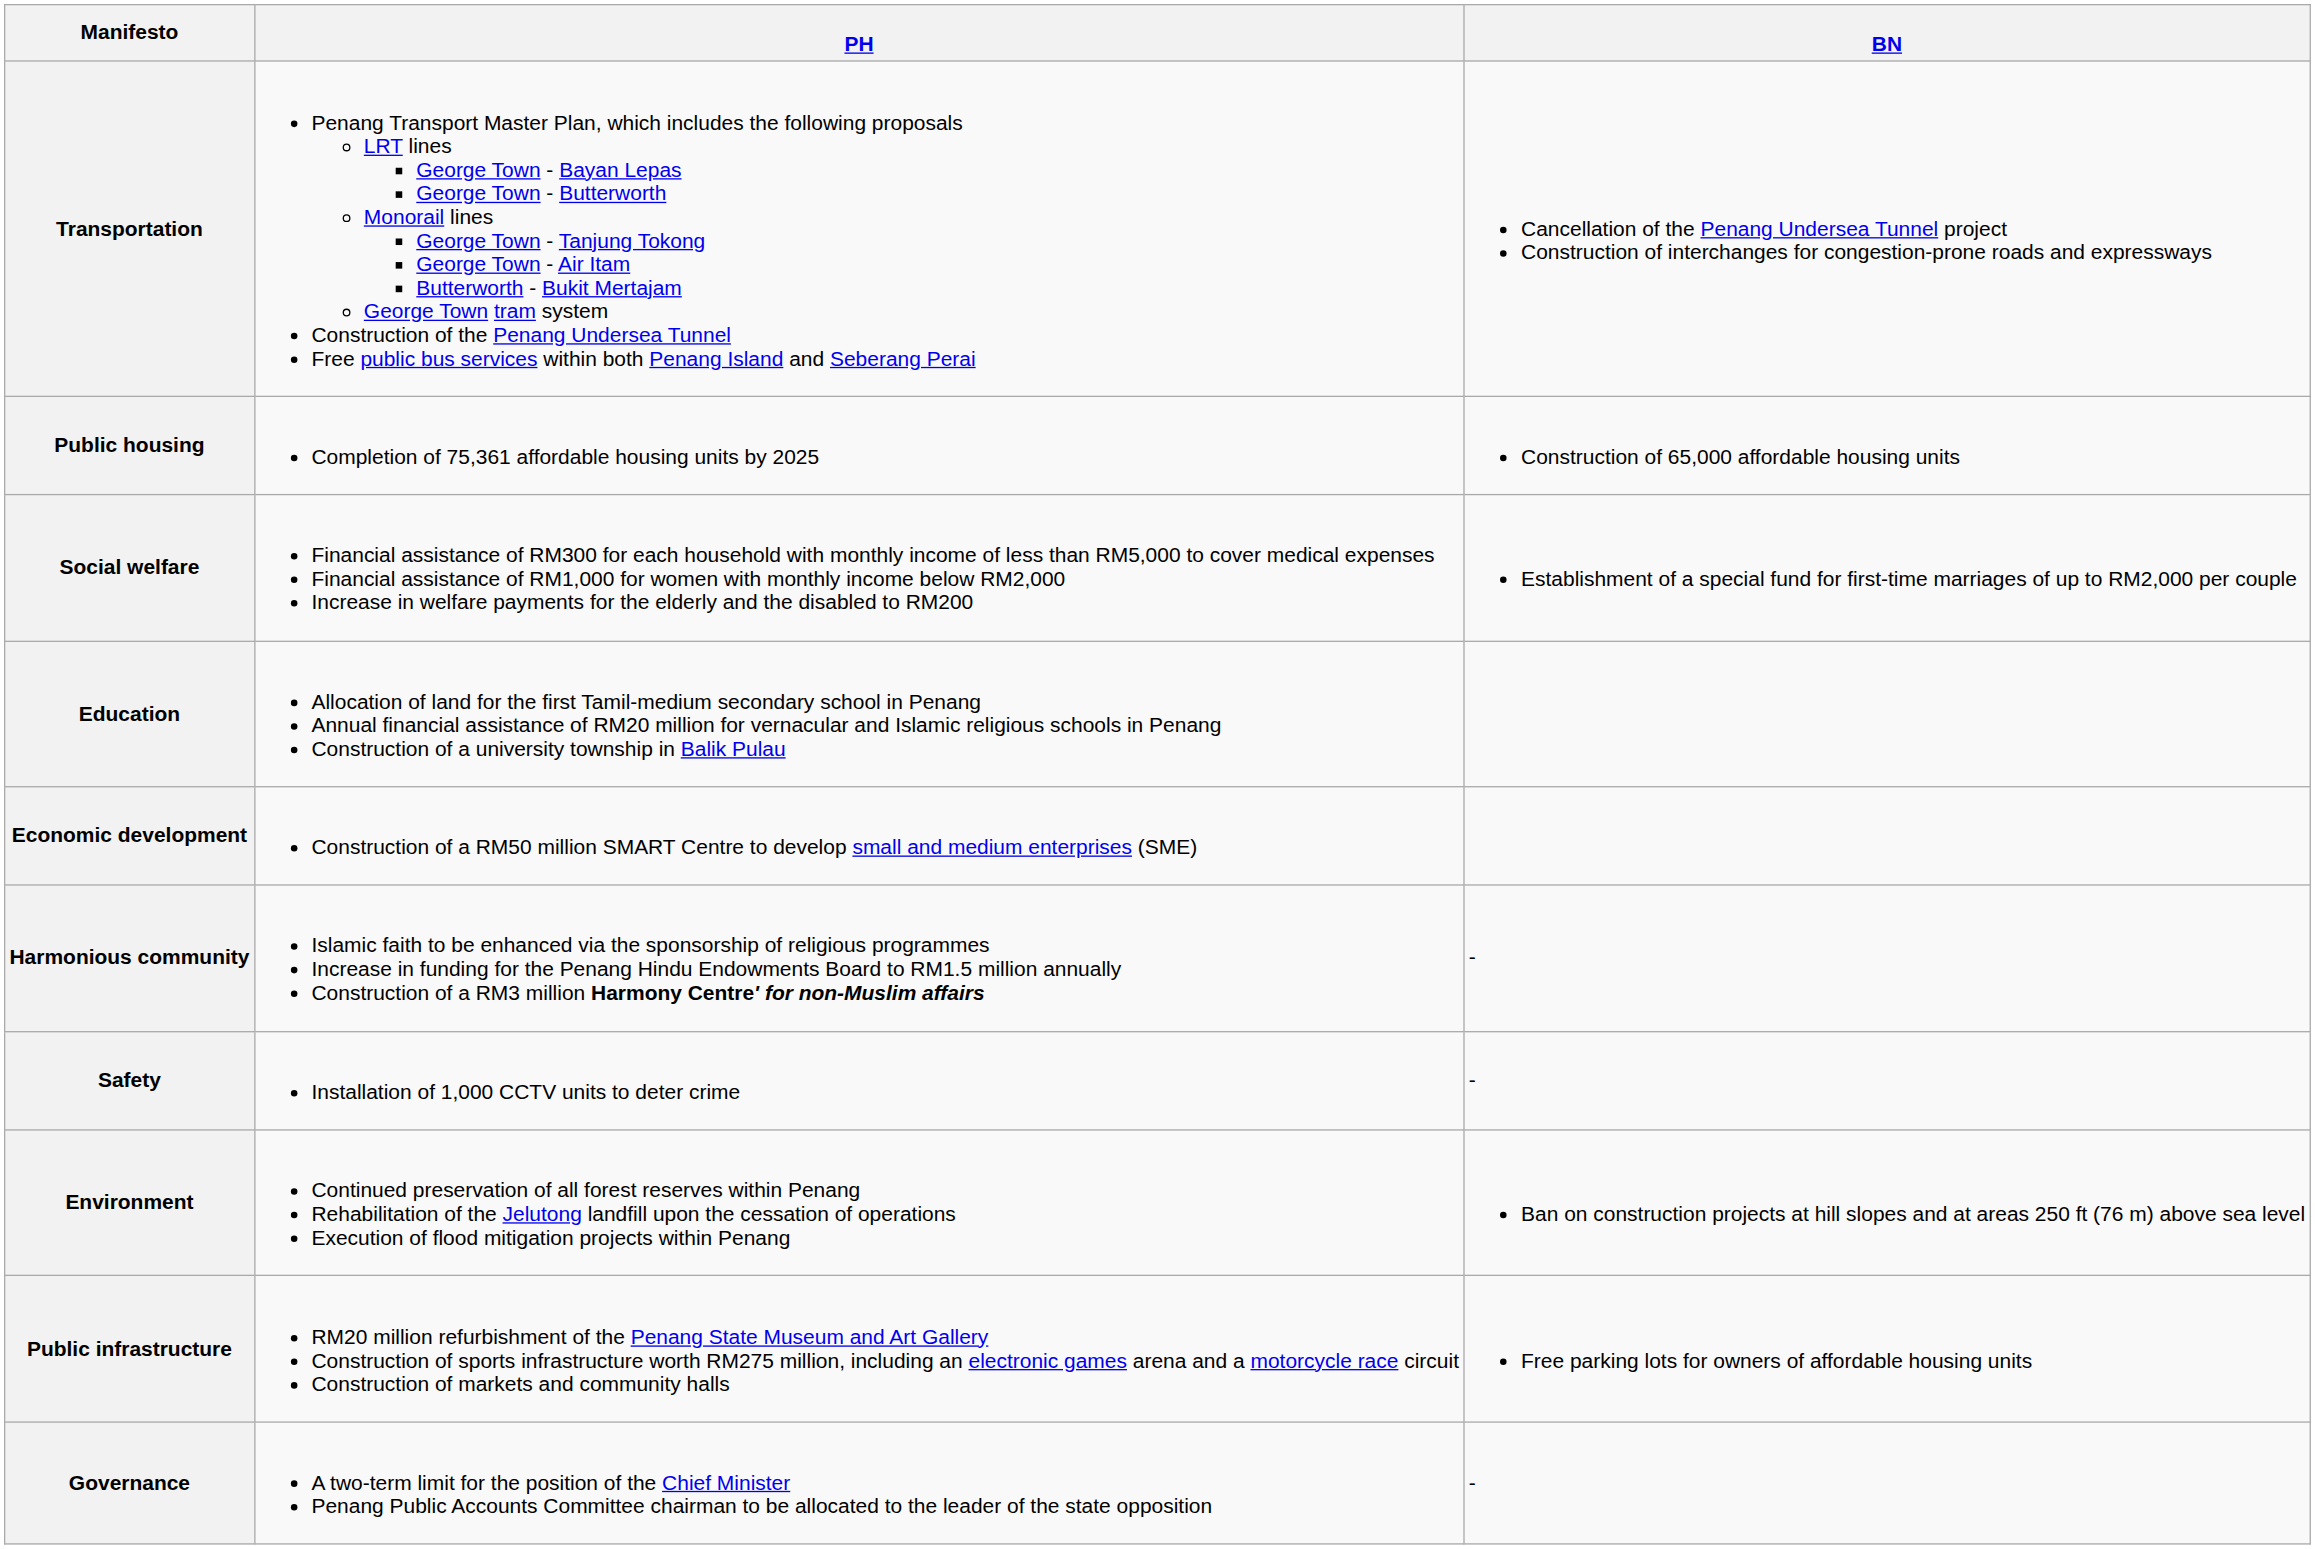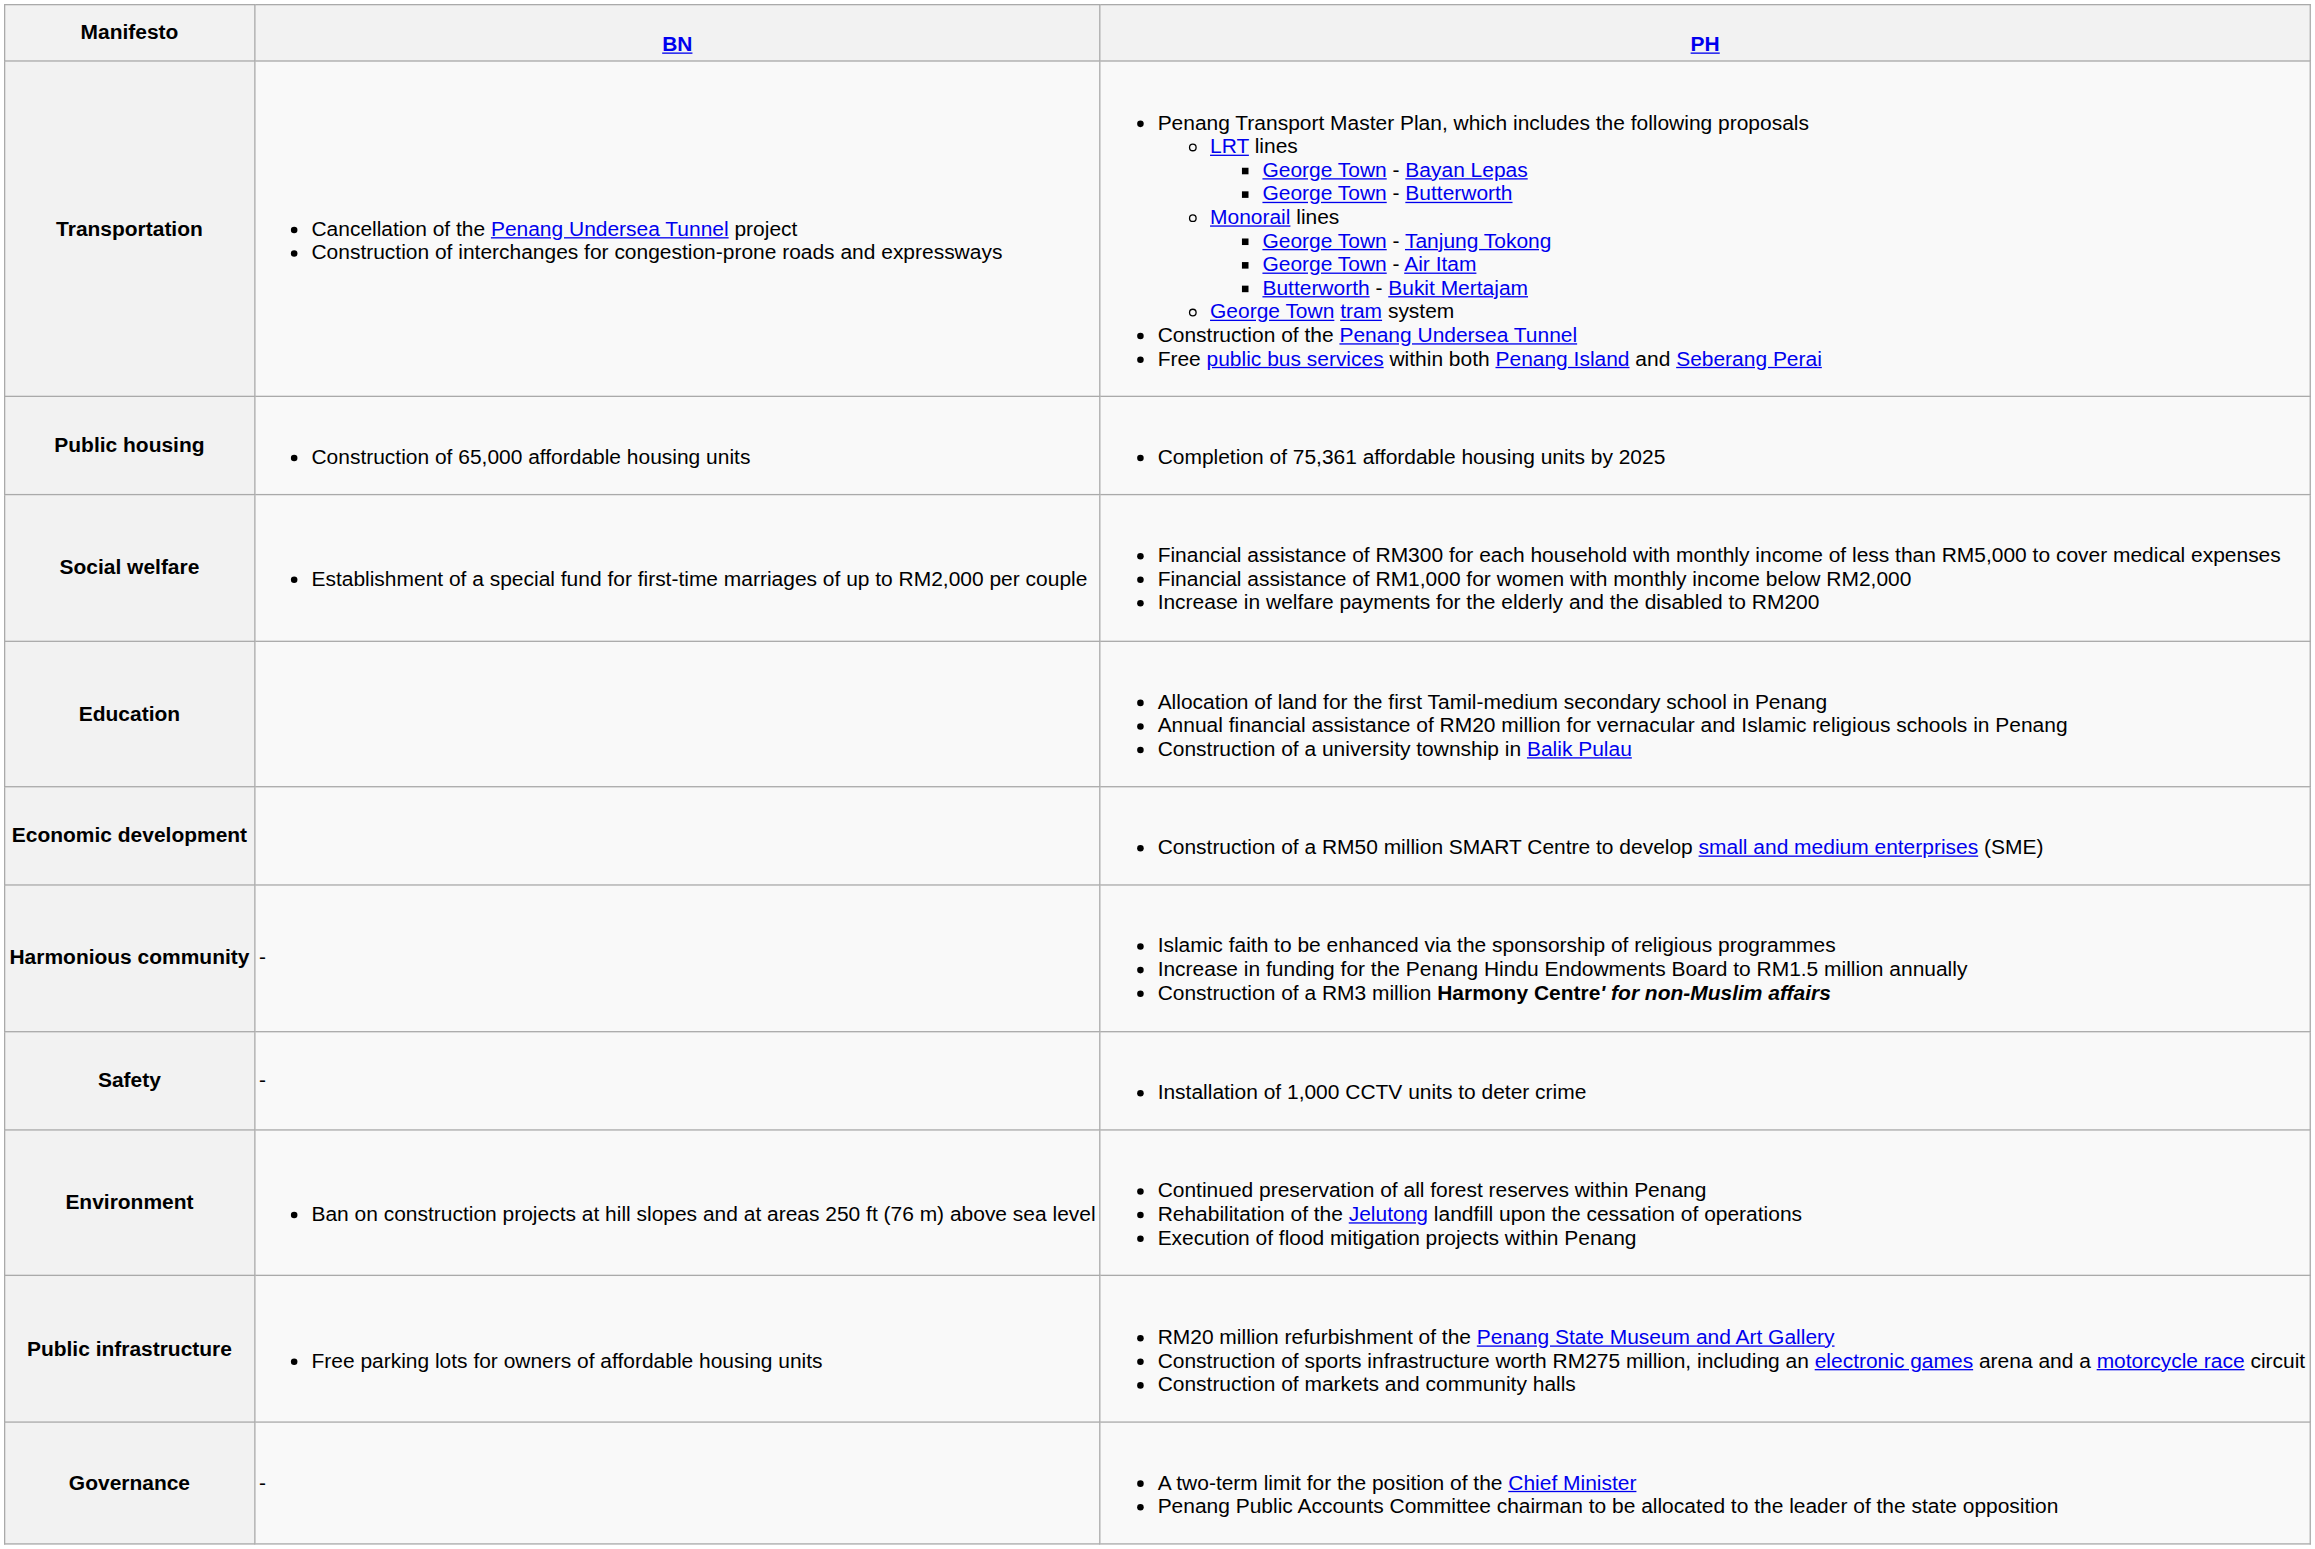columns swapped: (1887, 44) <-> (859, 44)
